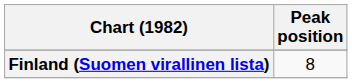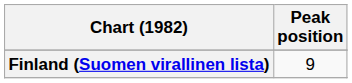(310, 63) 8 -> (310, 63) 9
